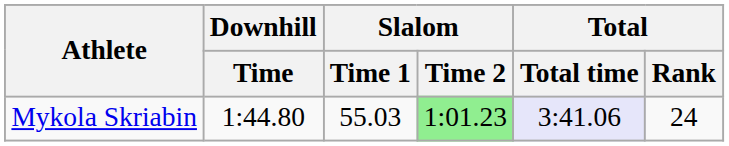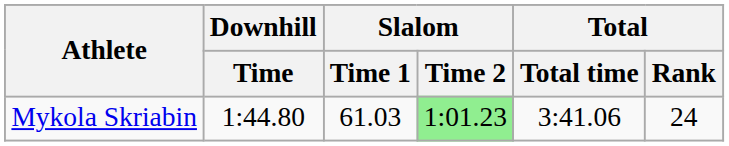(370, 118) 55.03 -> (370, 118) 61.03
(579, 118) lavender background -> (579, 118) no background
